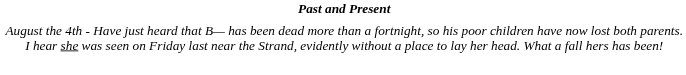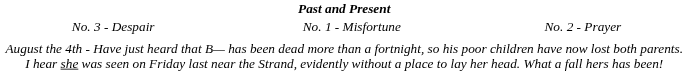+ row: (113, 27)
